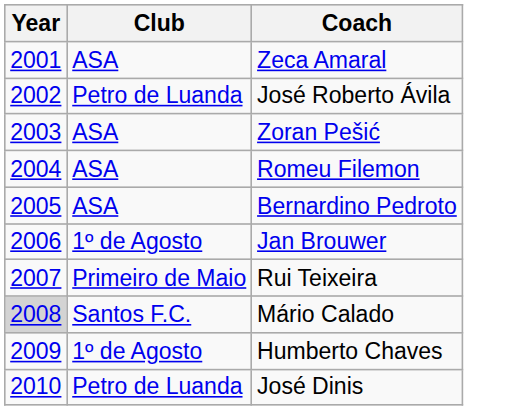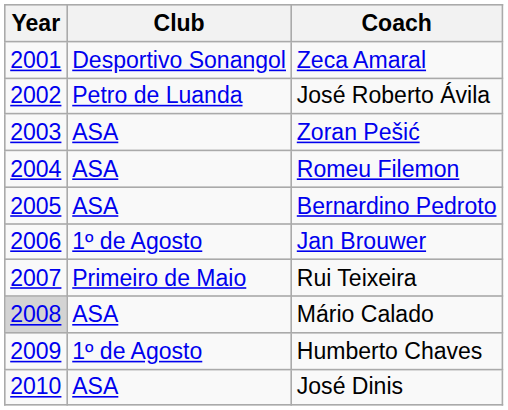(95, 60) ASA -> (179, 60) Desportivo Sonangol
(132, 315) Santos F.C. -> (95, 315) ASA
(157, 387) Petro de Luanda -> (95, 387) ASA
